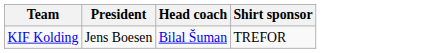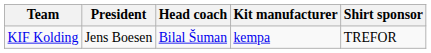+ column: (285, 15)
